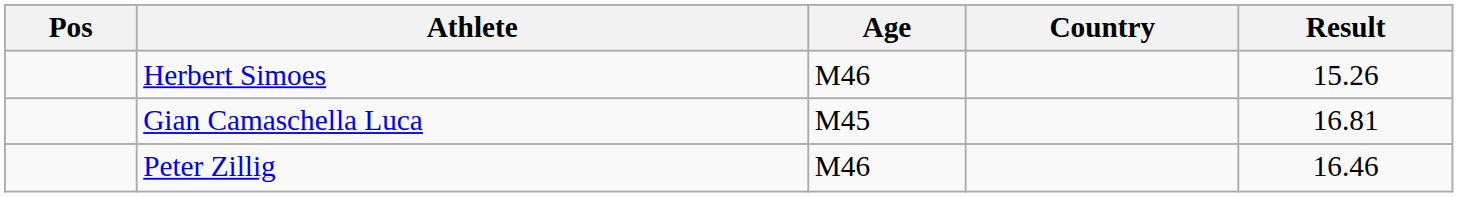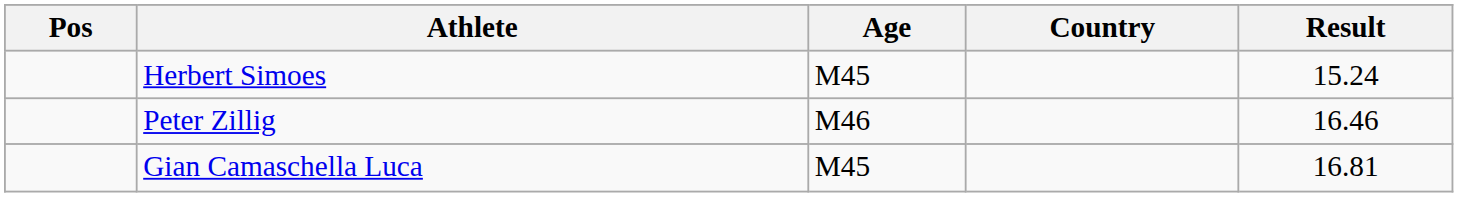(842, 74) M46 -> (842, 74) M45
(1346, 74) 15.26 -> (1346, 74) 15.24
rows swapped: (209, 167) <-> (283, 120)
